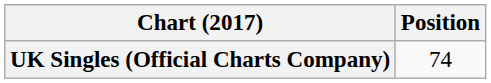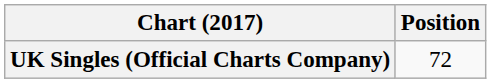(441, 59) 74 -> (441, 59) 72
